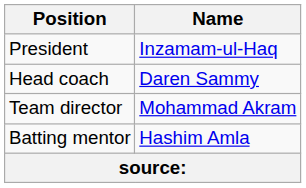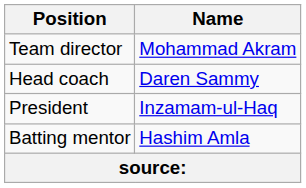rows swapped: (48, 49) <-> (66, 108)
